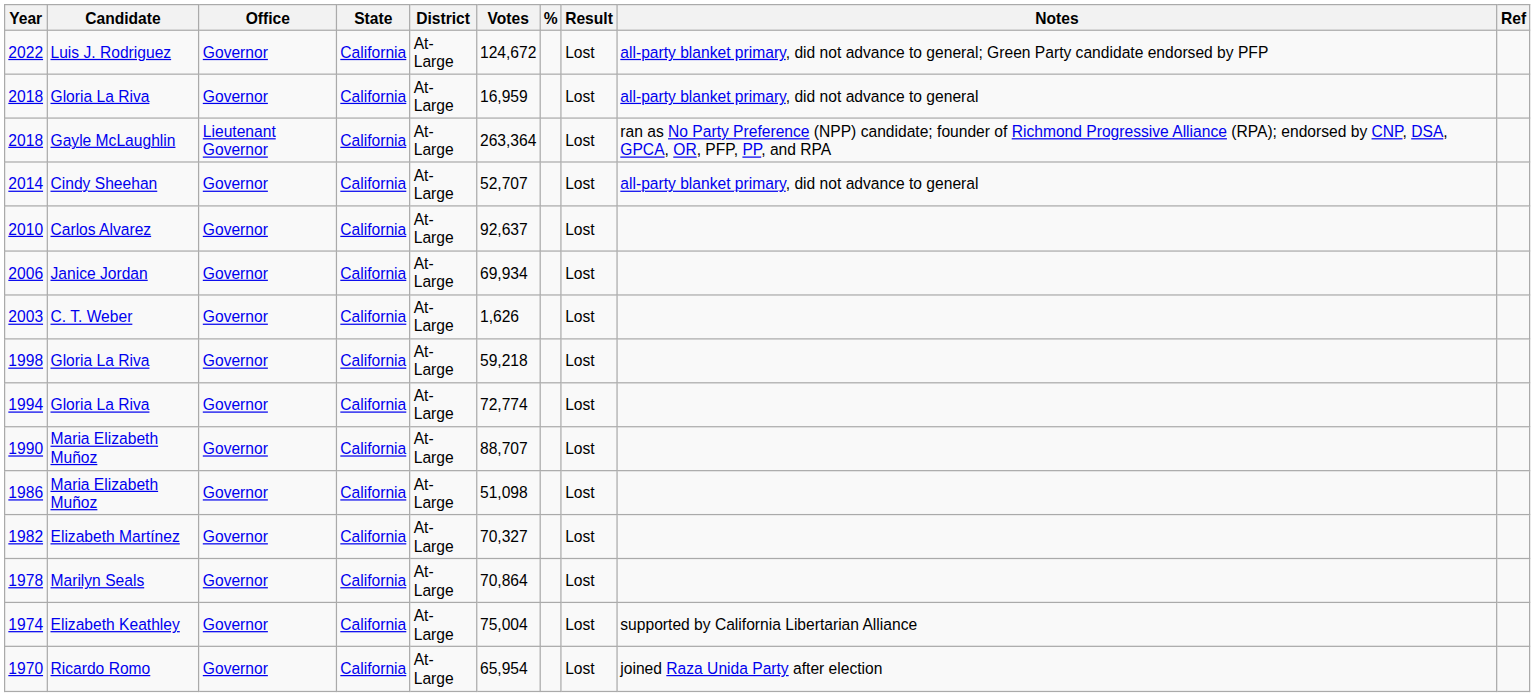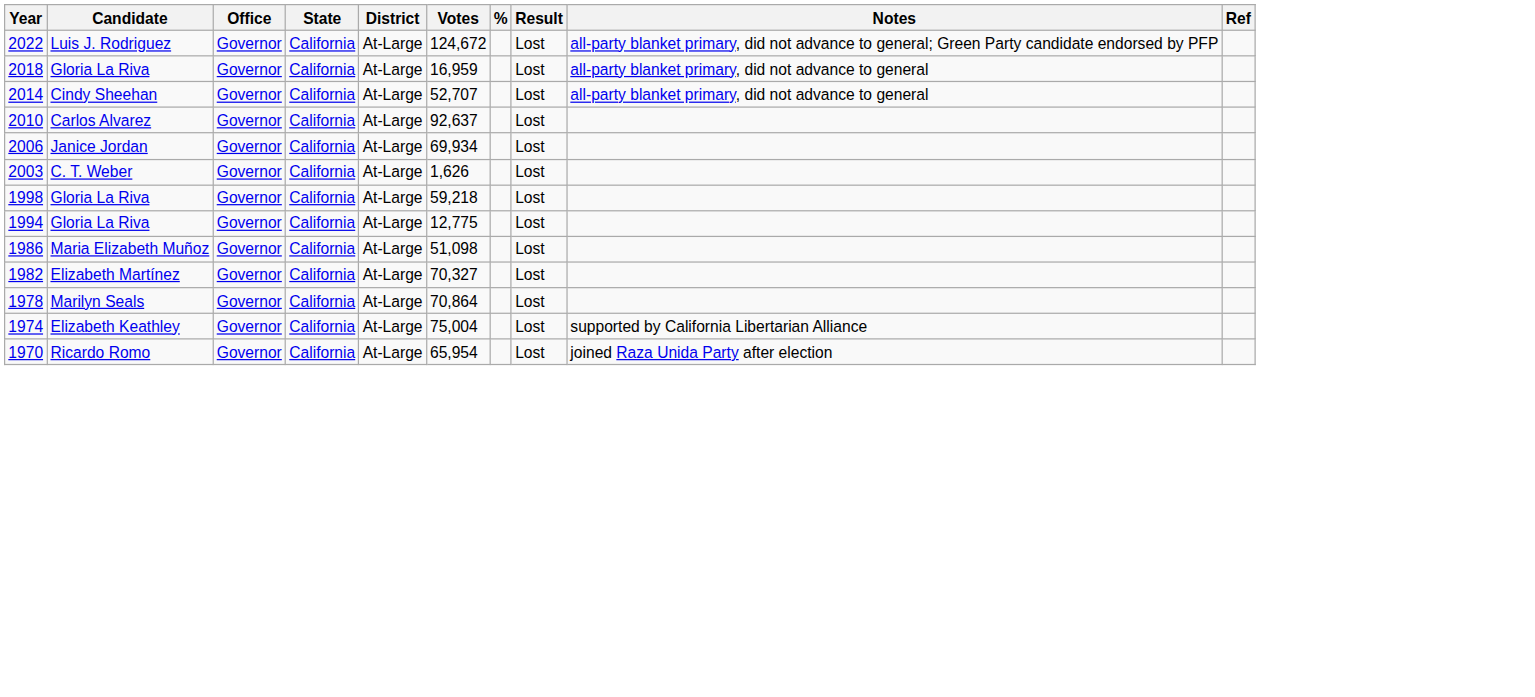- row: (26, 140)
(504, 404) 72,774 -> (454, 223) 12,775
- row: (26, 448)
